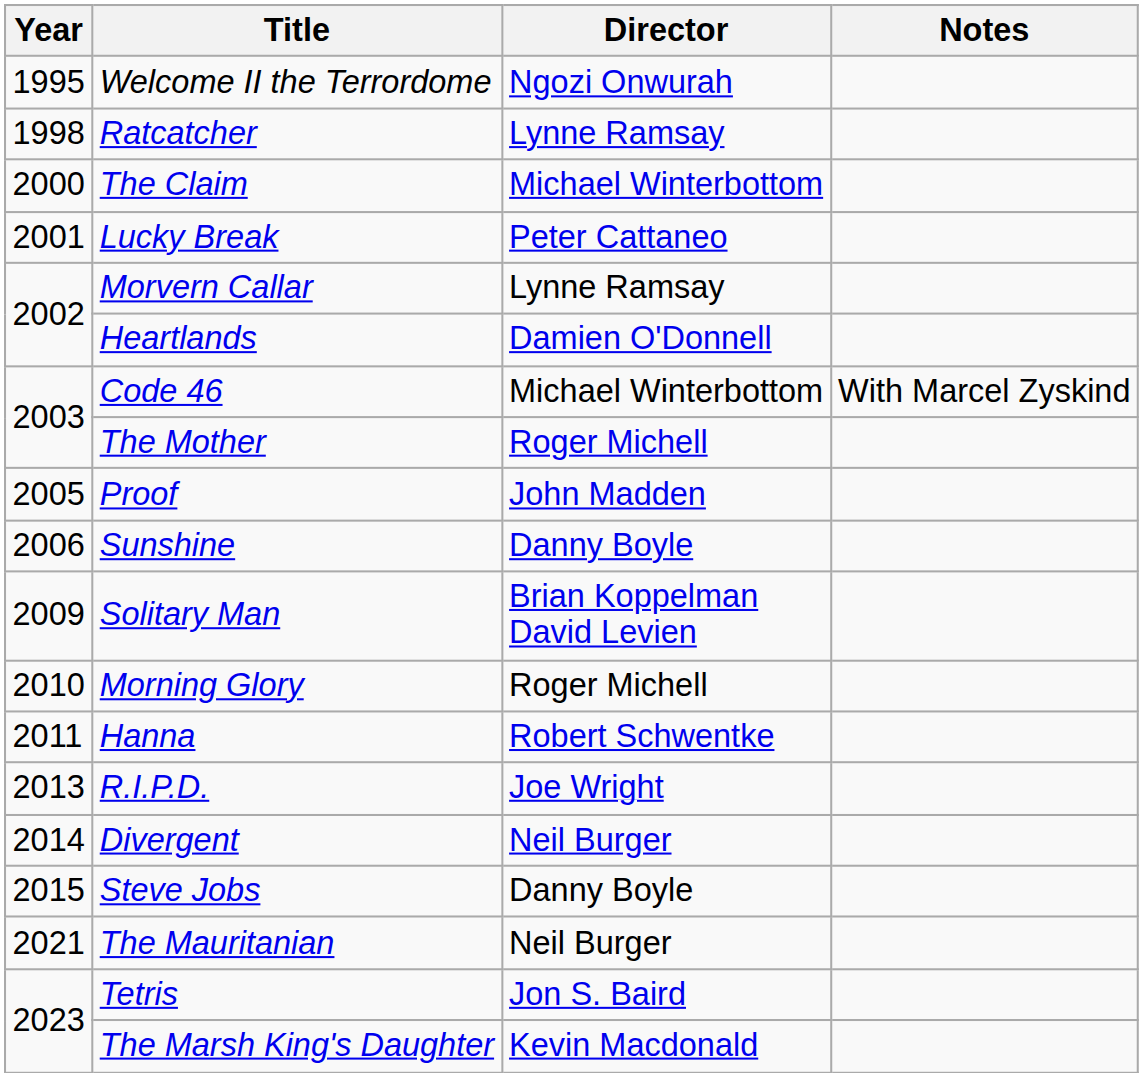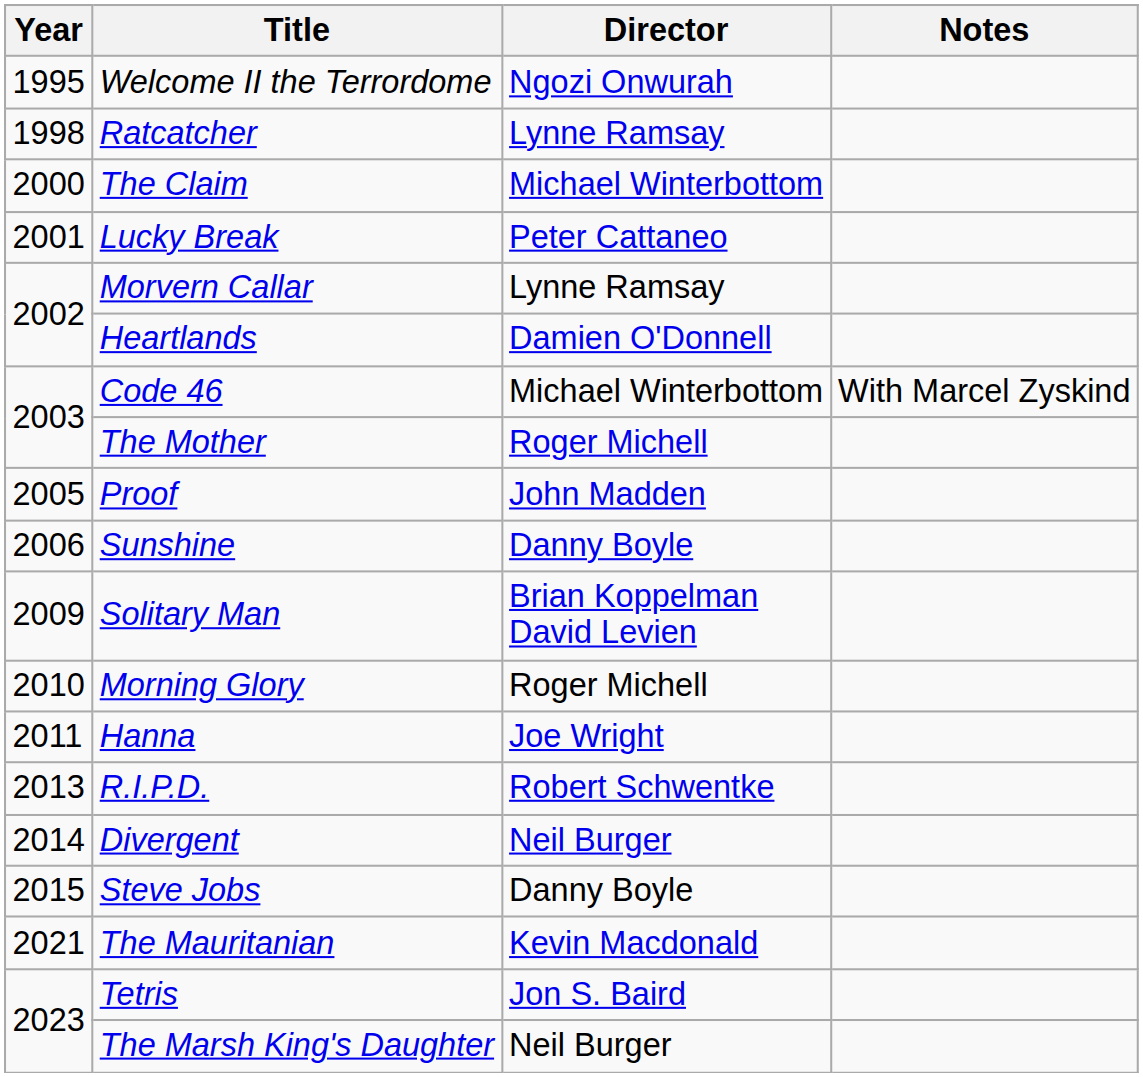(642, 736) Robert Schwentke -> (586, 736) Joe Wright
(586, 787) Joe Wright -> (642, 787) Robert Schwentke
(590, 942) Neil Burger -> (634, 942) Kevin Macdonald
(634, 1045) Kevin Macdonald -> (590, 1045) Neil Burger
